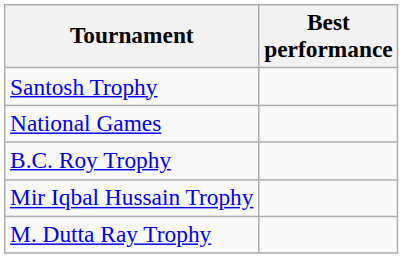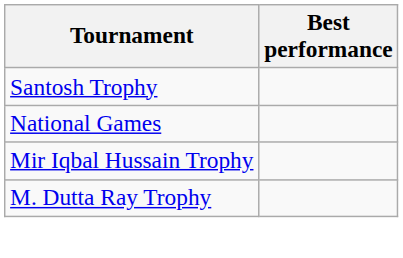- row: (91, 160)
